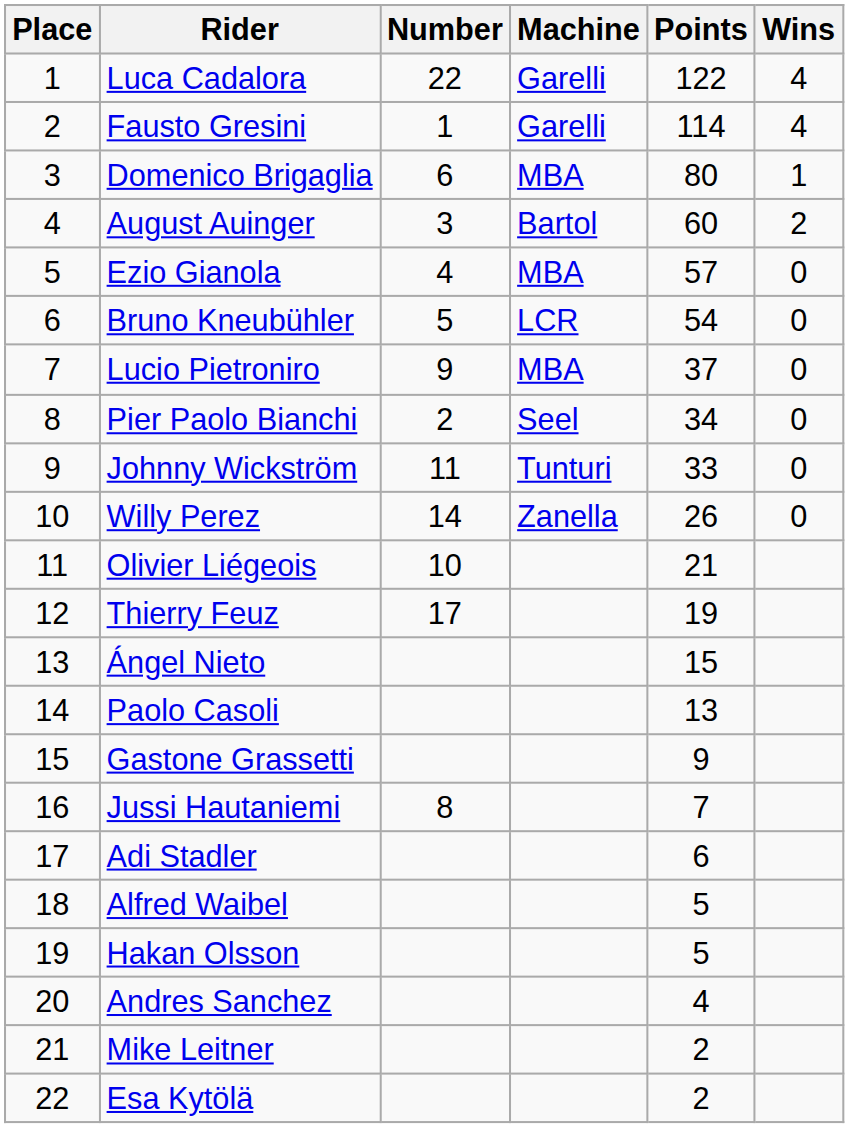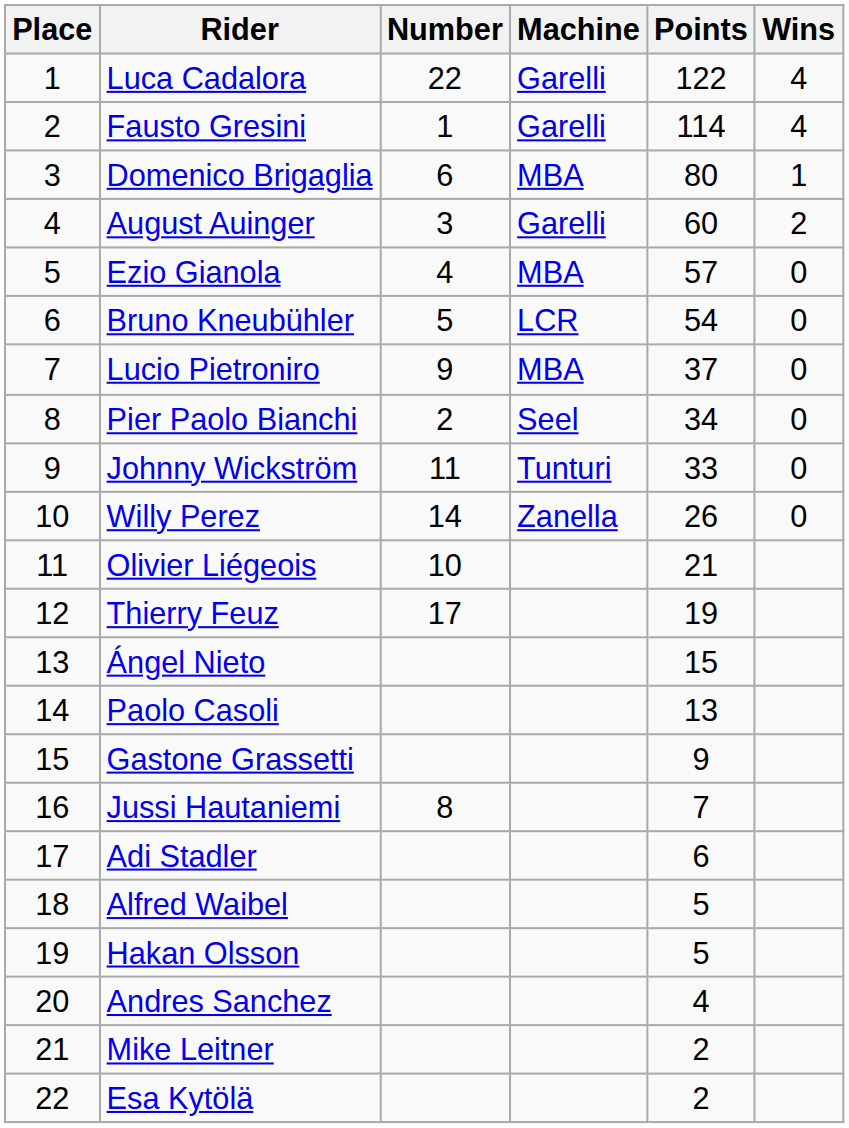(557, 224) Bartol -> (561, 224) Garelli
